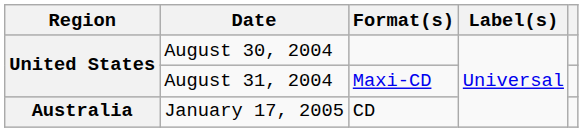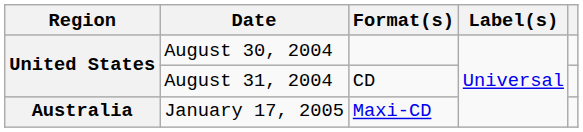(392, 81) Maxi-CD -> (364, 81) CD
(364, 112) CD -> (392, 112) Maxi-CD
